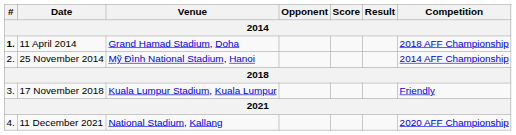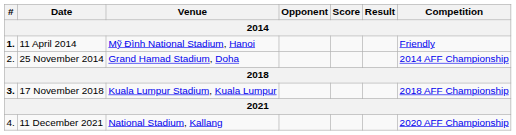(174, 43) Grand Hamad Stadium, Doha -> (182, 43) Mỹ Đình National Stadium, Hanoi
(454, 43) 2018 AFF Championship -> (417, 43) Friendly
(182, 59) Mỹ Đình National Stadium, Hanoi -> (174, 59) Grand Hamad Stadium, Doha
(11, 91) normal -> (11, 91) bold
(417, 91) Friendly -> (454, 91) 2018 AFF Championship
